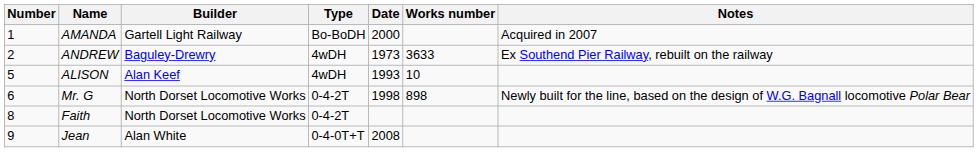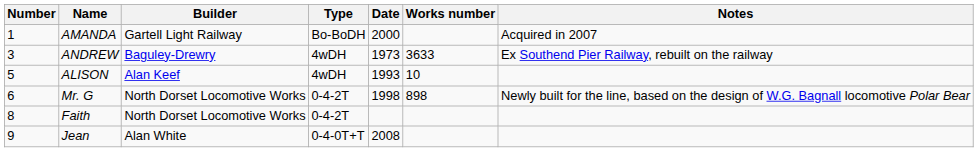(11, 55) 2 -> (11, 55) 3
